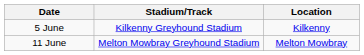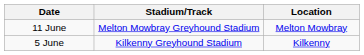rows swapped: (49, 27) <-> (49, 43)
